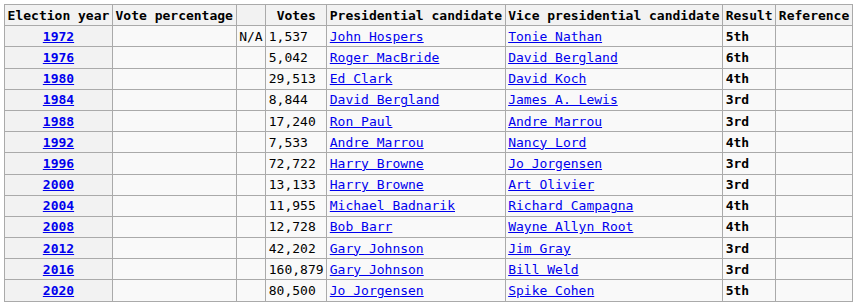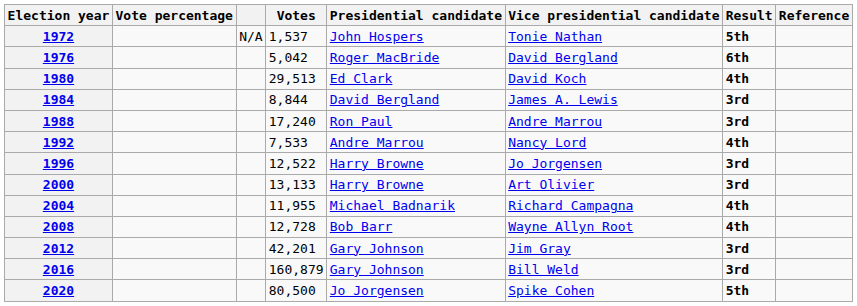(292, 163) 72,722 -> (292, 163) 12,522
(292, 248) 42,202 -> (292, 248) 42,201
